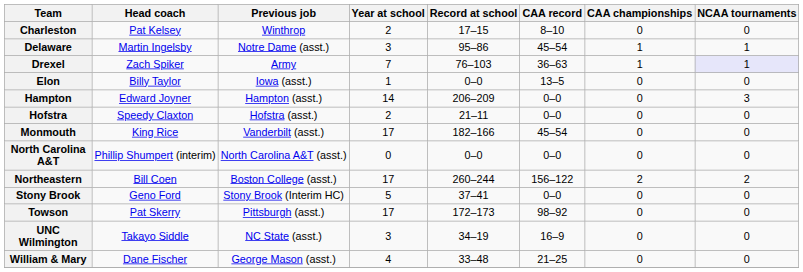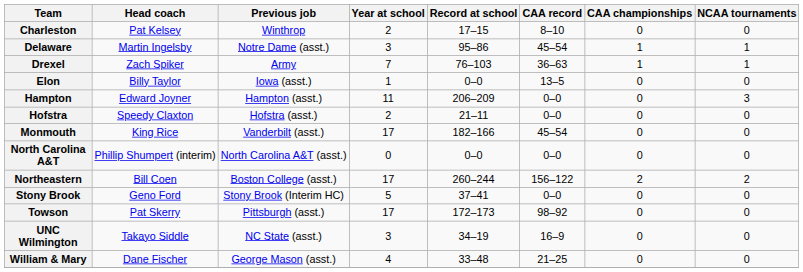(747, 64) lavender background -> (747, 64) no background
(388, 99) 14 -> (388, 99) 11
